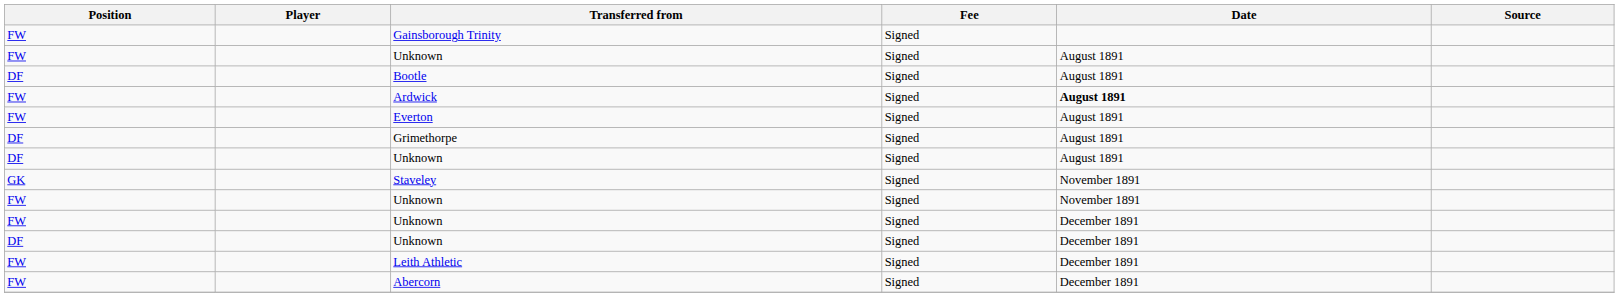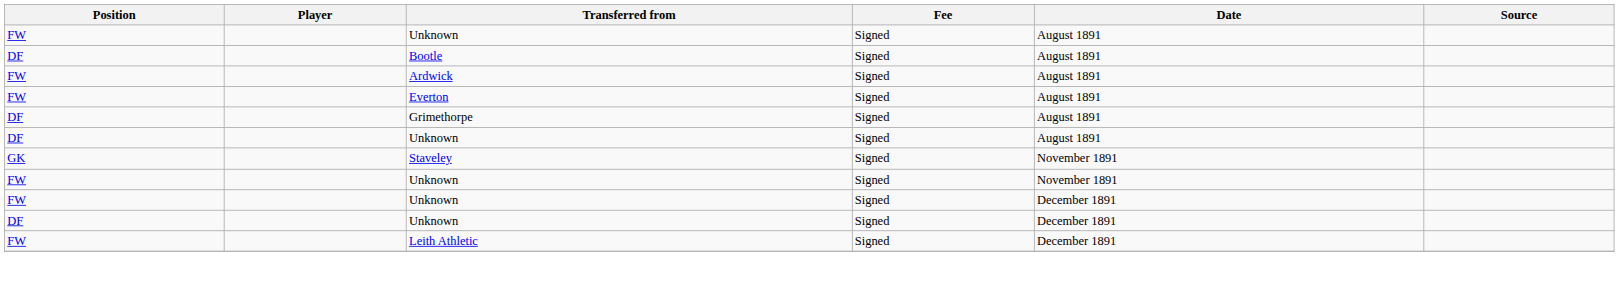- row: (17, 35)
(1093, 97) bold -> (1069, 76) normal
- row: (17, 282)
